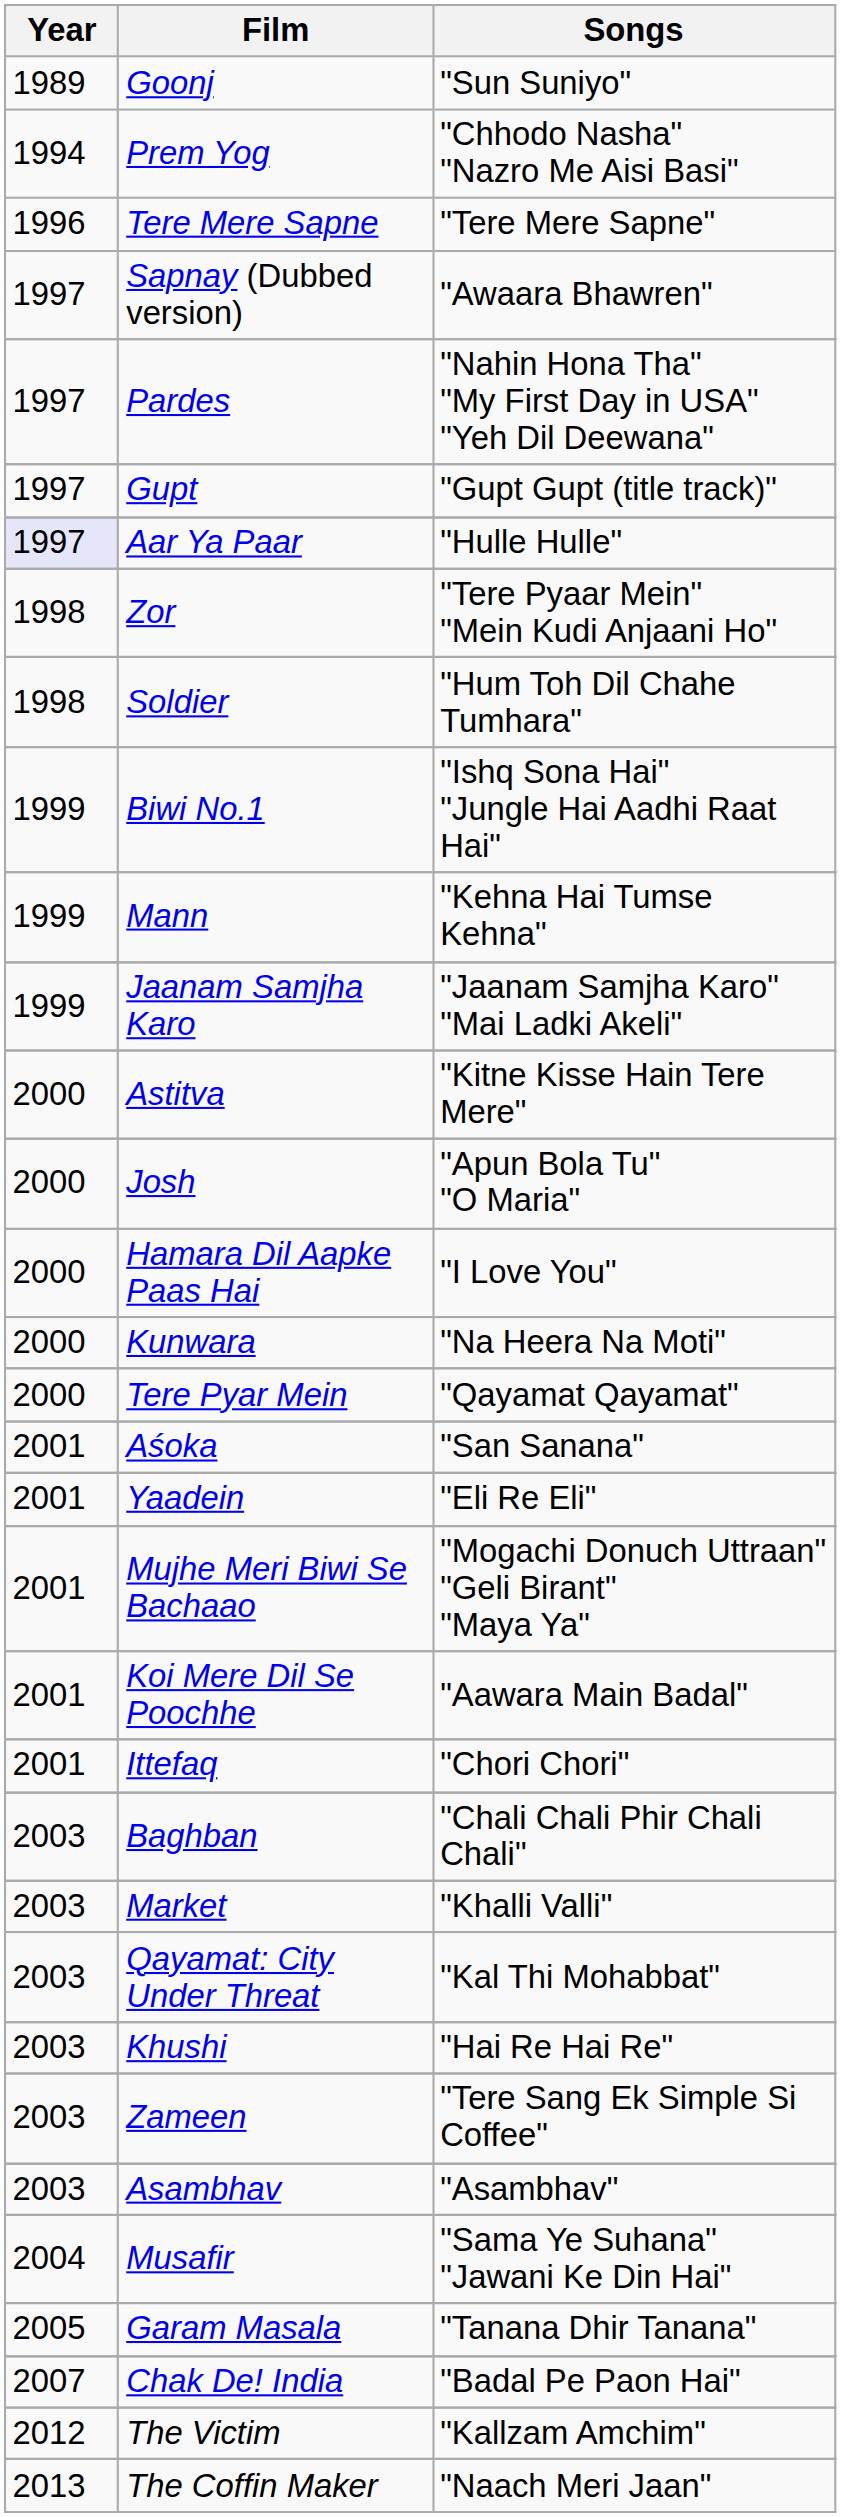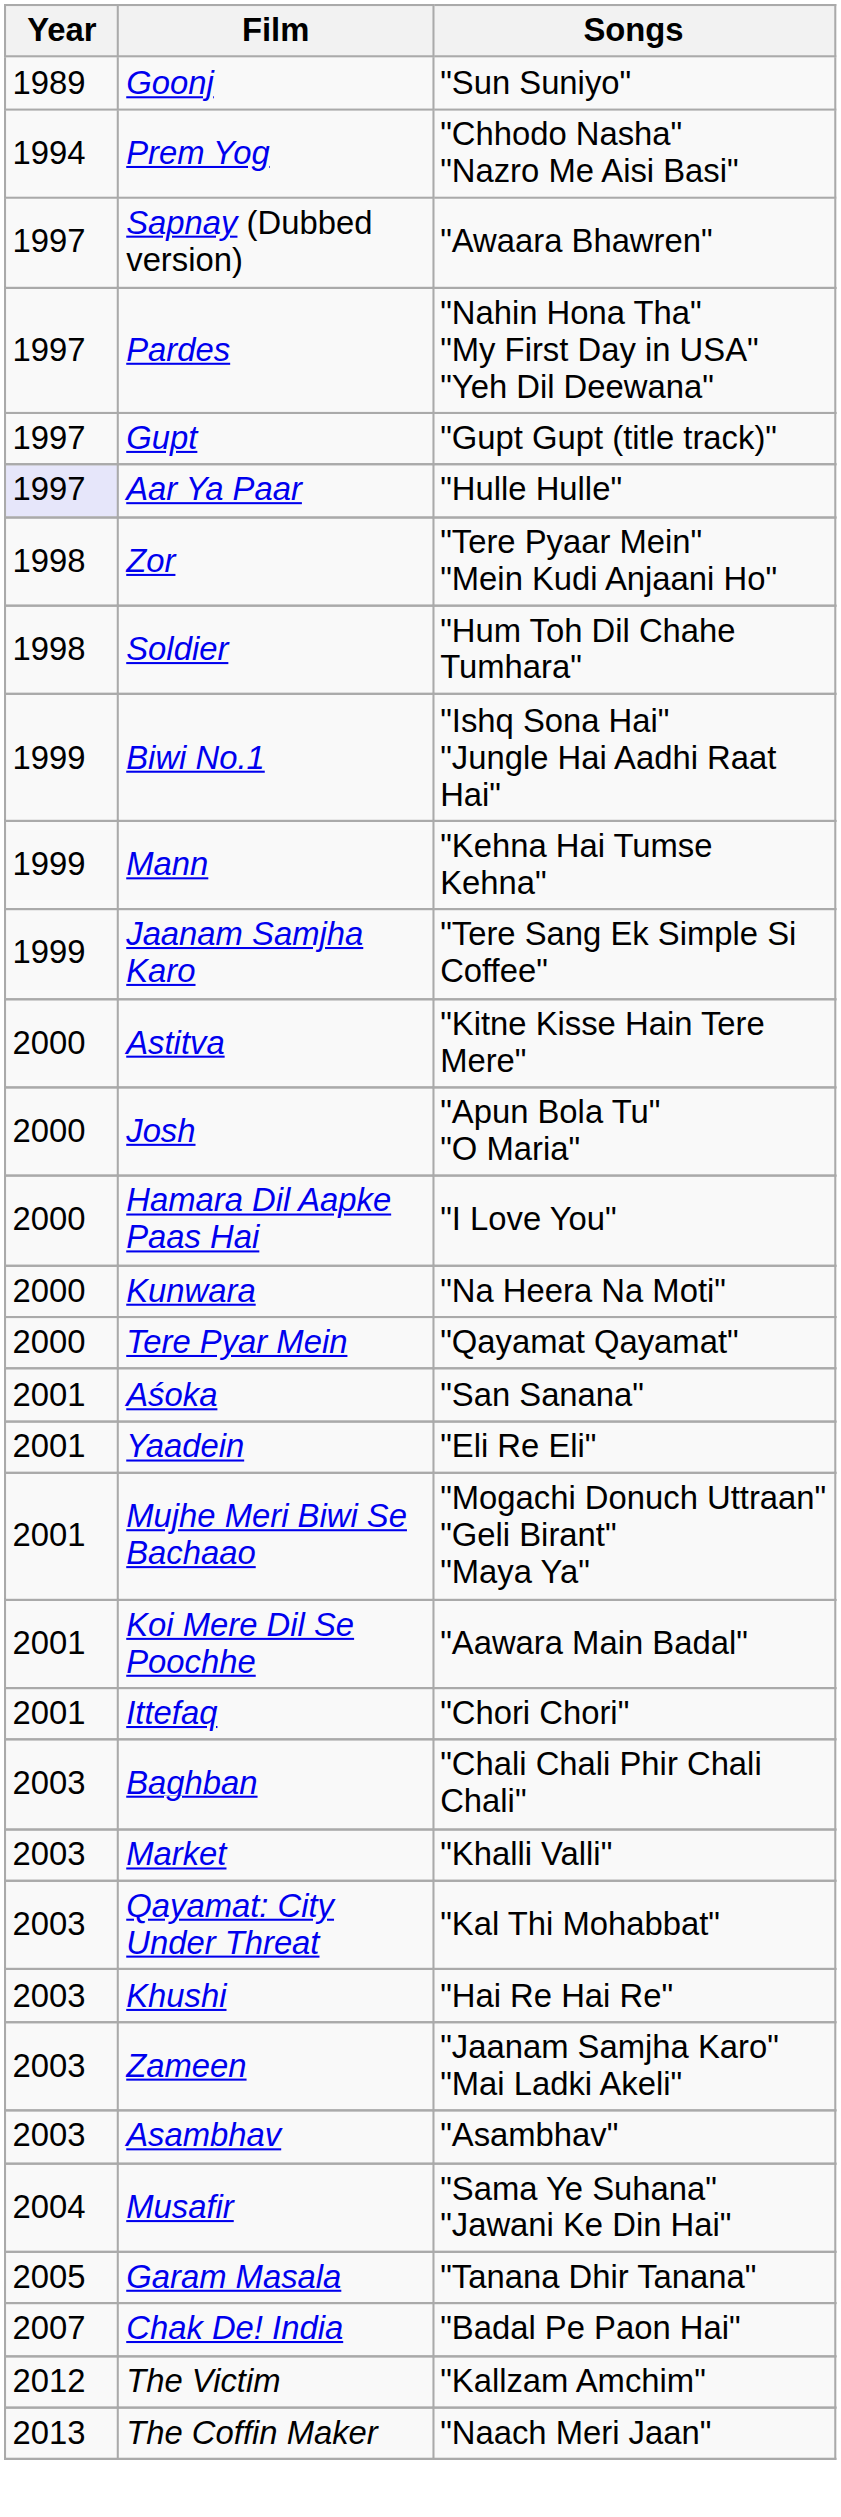- row: (252, 223)
(609, 1005) "Jaanam Samjha Karo" "Mai Ladki Akeli" -> (618, 953) "Tere Sang Ek Simple Si Coffee"
(618, 2117) "Tere Sang Ek Simple Si Coffee" -> (609, 2065) "Jaanam Samjha Karo" "Mai Ladki Akeli"
